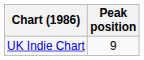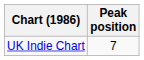(113, 45) 9 -> (113, 45) 7
